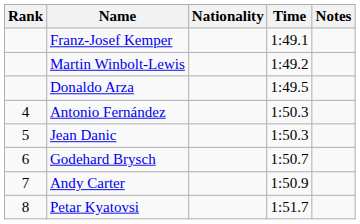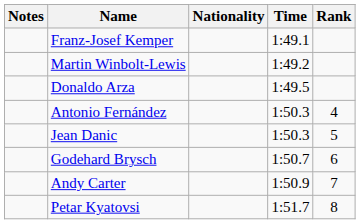columns swapped: (25, 16) <-> (334, 16)
